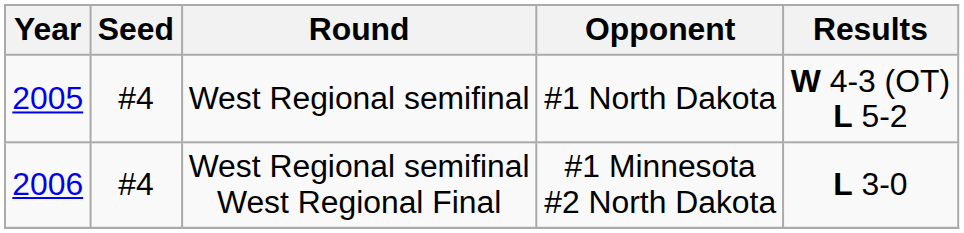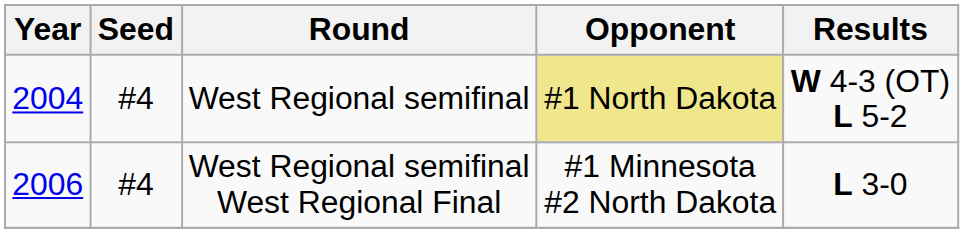(48, 98) 2005 -> (48, 98) 2004
(660, 98) no background -> (660, 98) khaki background
